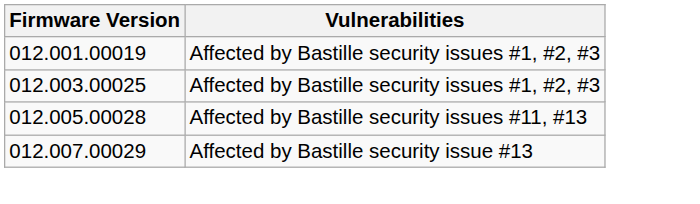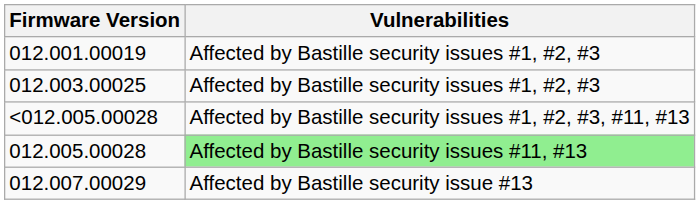+ row: (84, 118)
(388, 118) no background -> (388, 150) lightgreen background
